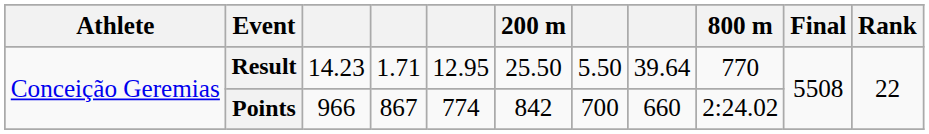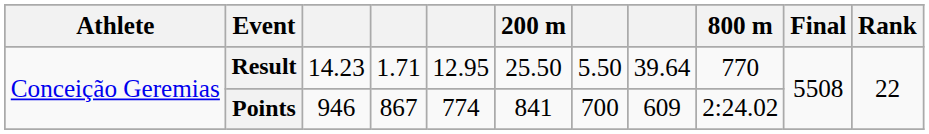(336, 108) 966 -> (336, 108) 946
(533, 108) 842 -> (533, 108) 841
(662, 108) 660 -> (662, 108) 609
